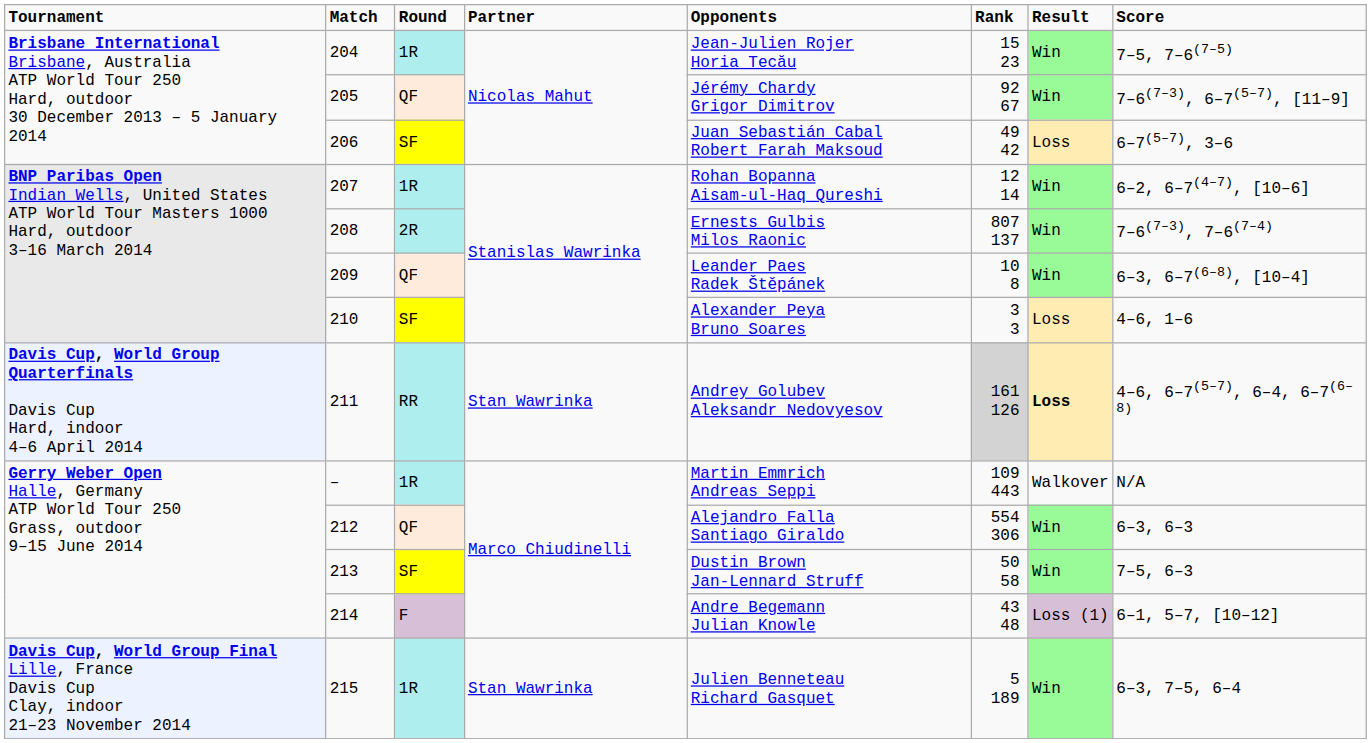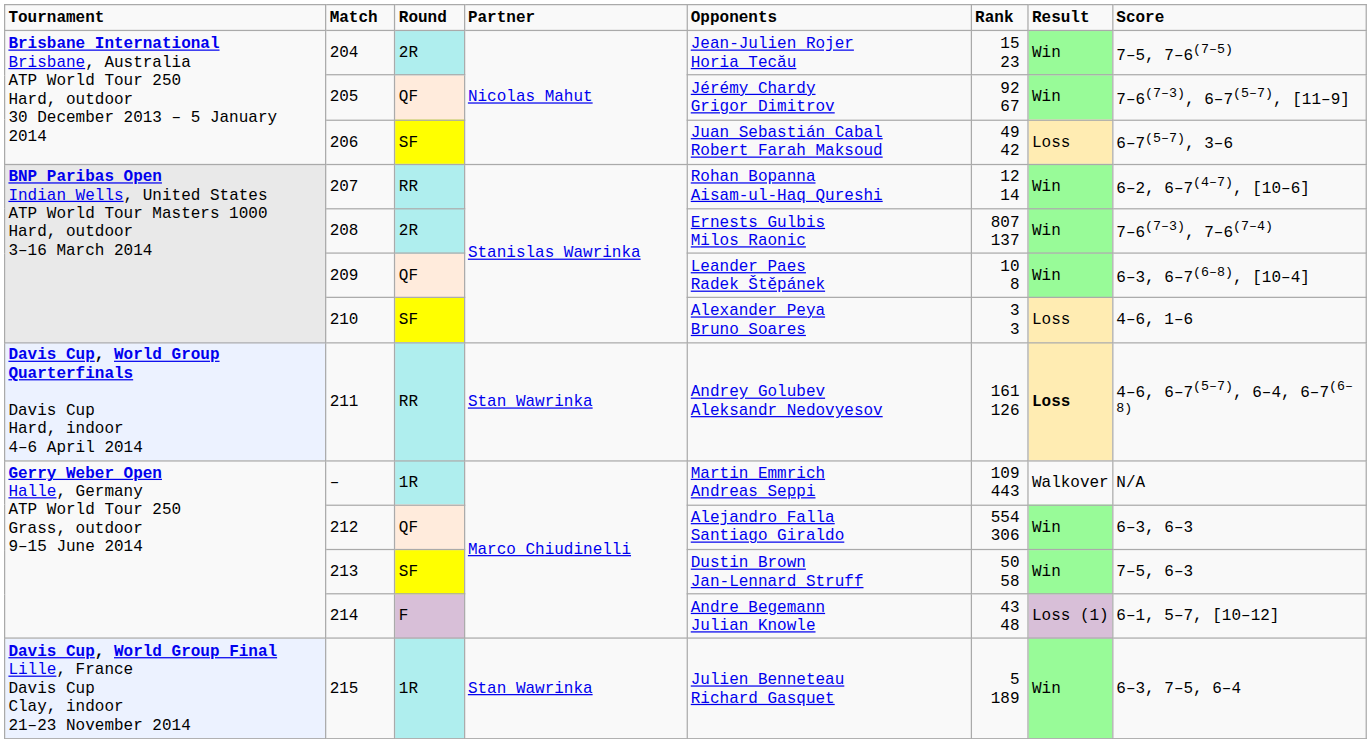(408, 53) 1R -> (408, 53) 2R
(408, 186) 1R -> (408, 186) RR
(1005, 401) lightgrey background -> (1005, 401) no background
